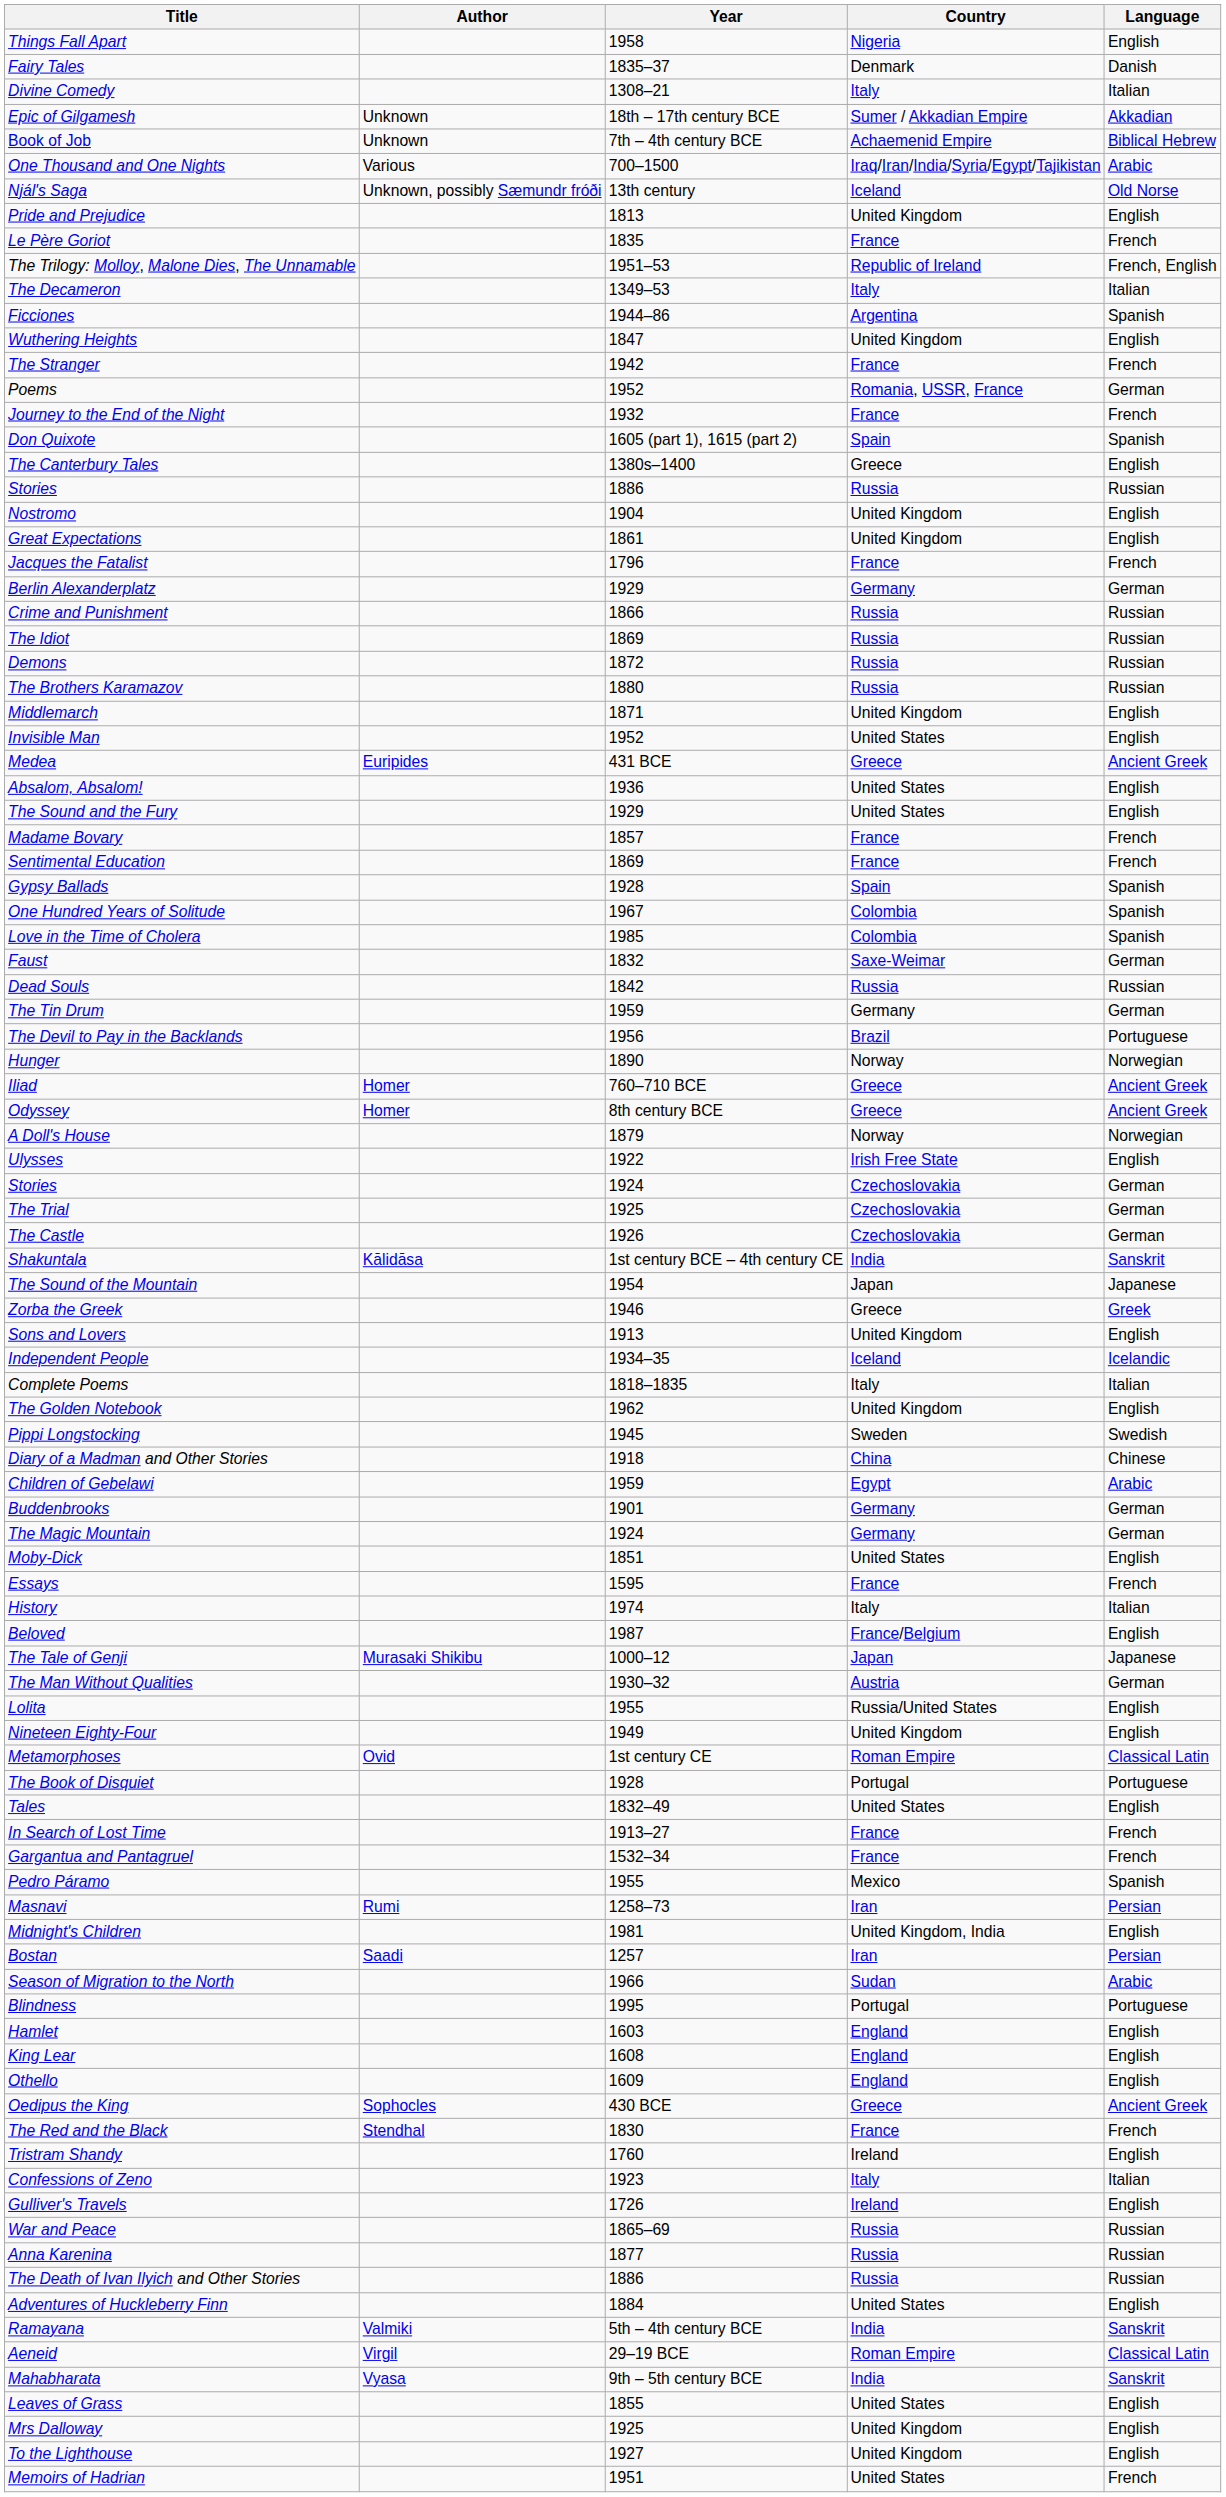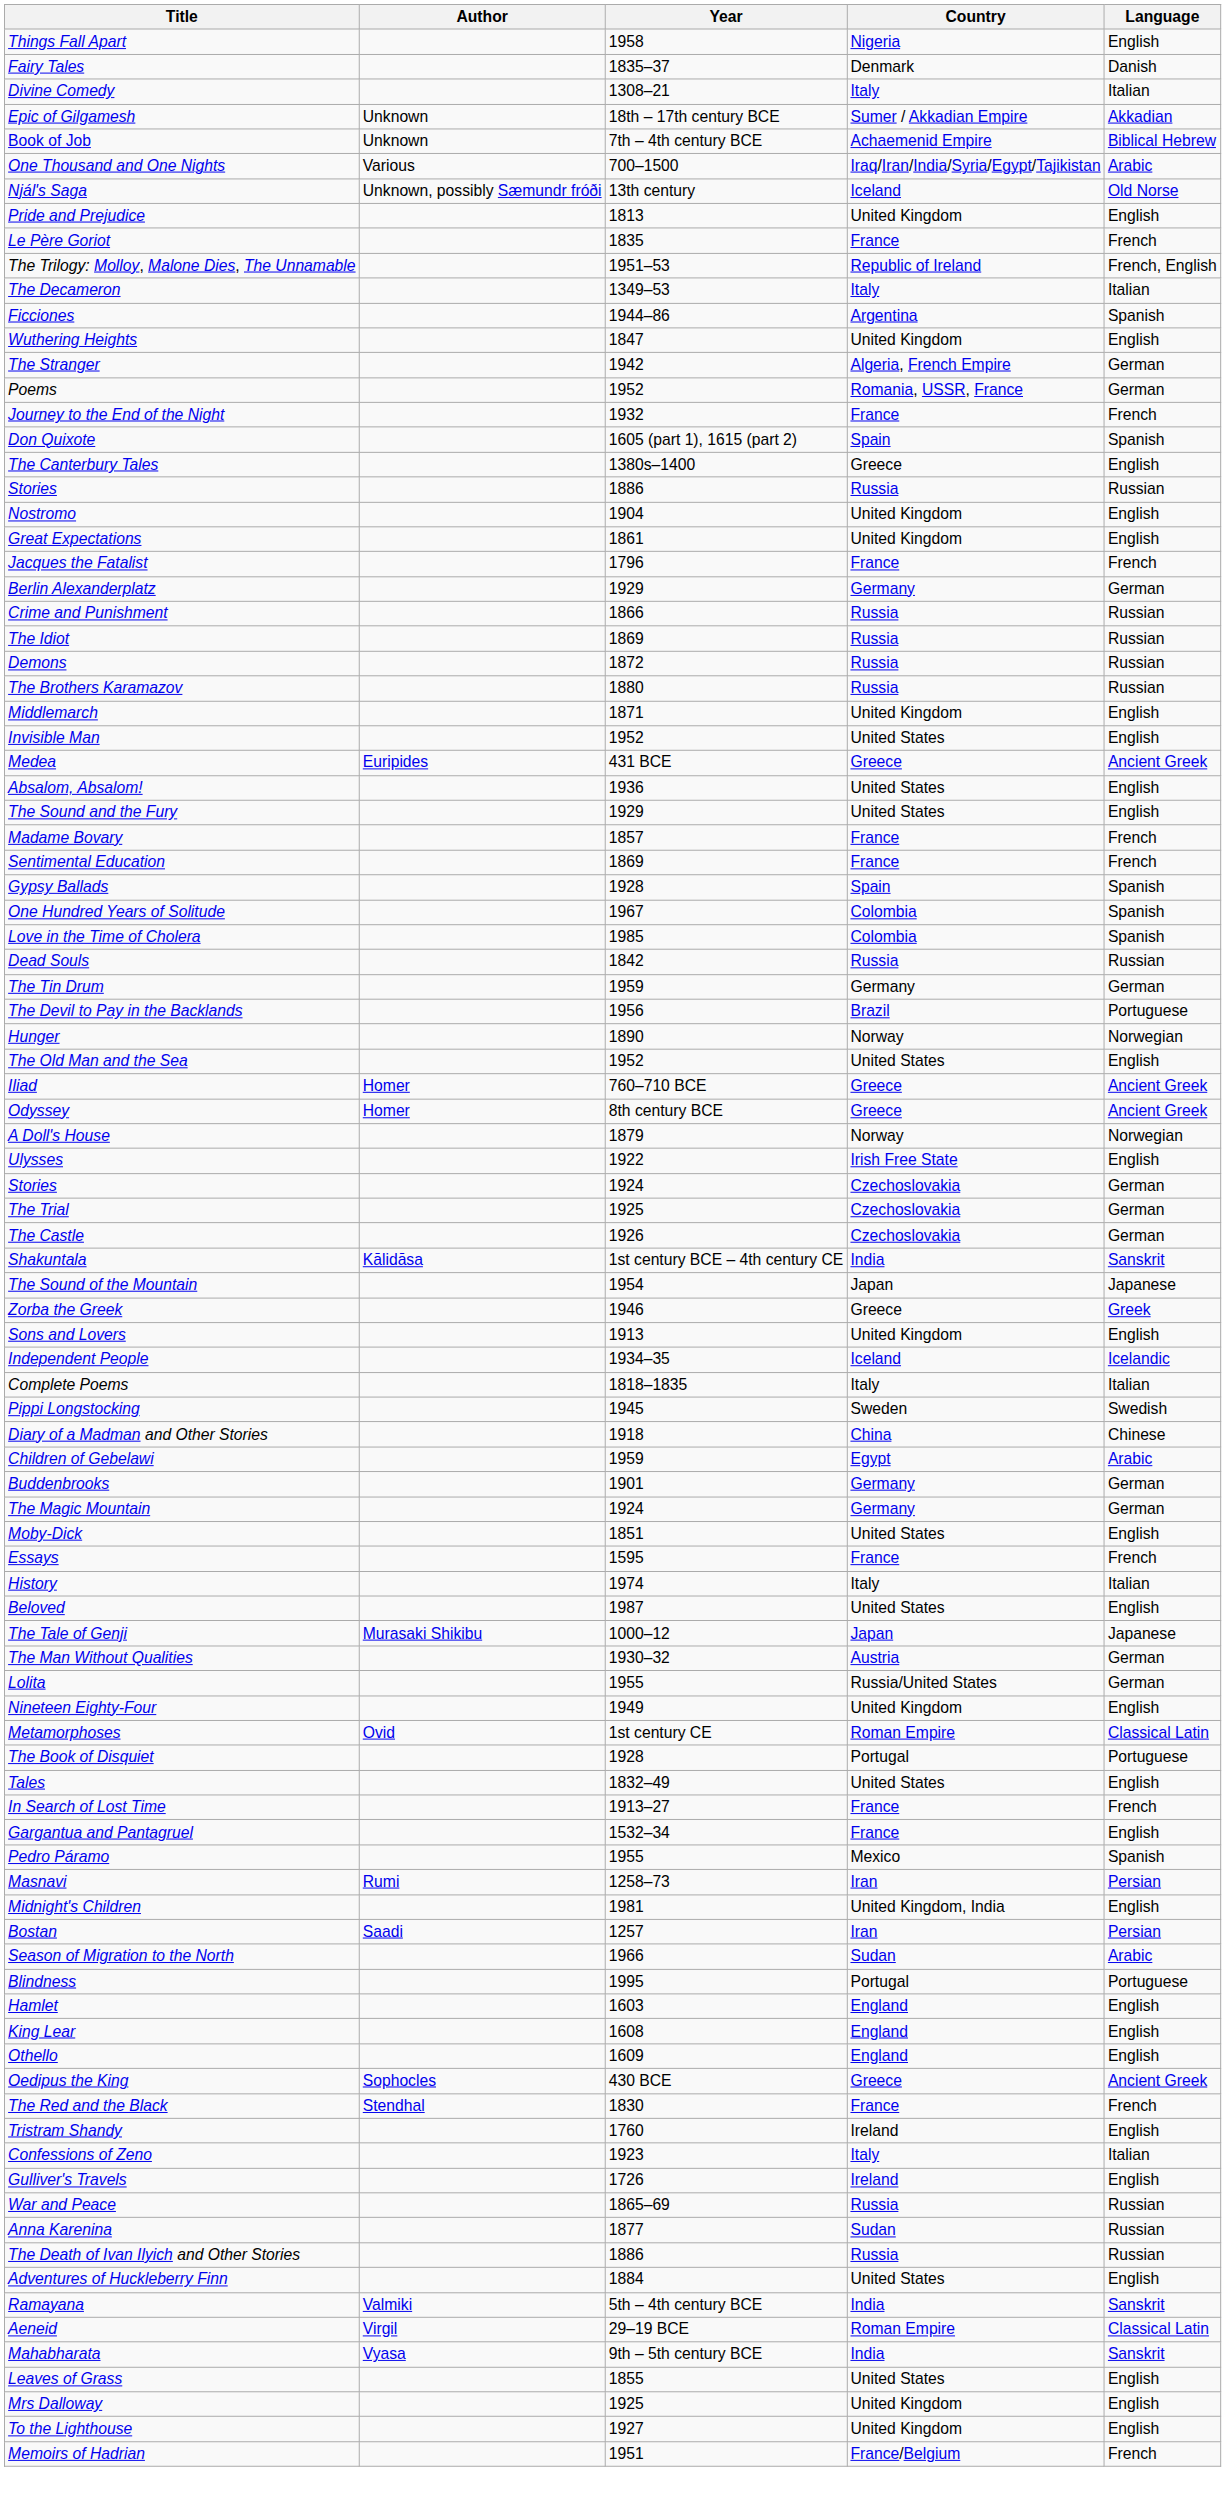(875, 365) France -> (931, 365) Algeria, French Empire
(1132, 365) French -> (1136, 365) German
- row: (28, 961)
+ row: (98, 1061)
- row: (85, 1409)
(905, 1633) France/Belgium -> (898, 1608) United States
(1134, 1707) English -> (1136, 1683) German
(1132, 1857) French -> (1134, 1832) English
(874, 2255) Russia -> (873, 2230) Sudan
(898, 2478) United States -> (905, 2453) France/Belgium
